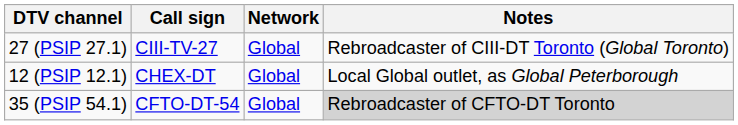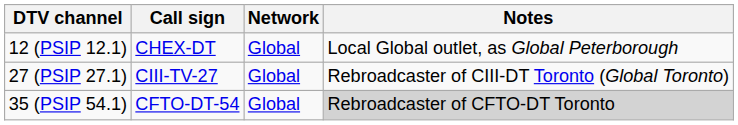rows swapped: (68, 76) <-> (68, 47)
